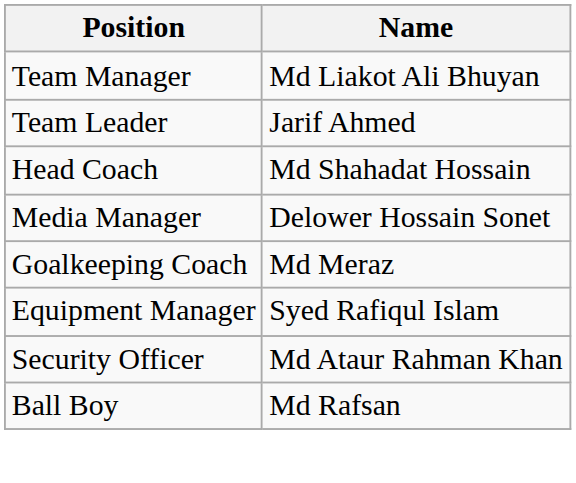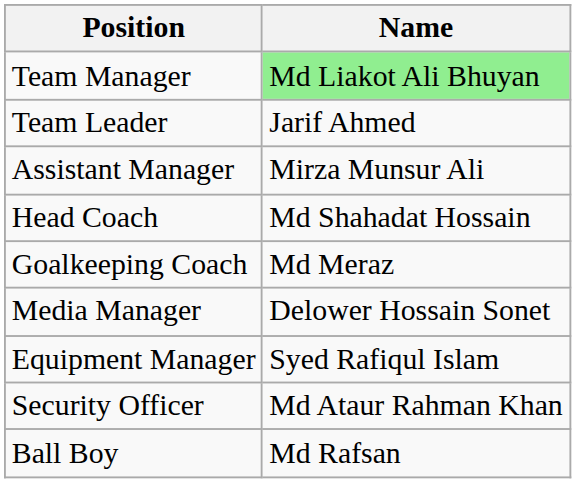(404, 75) no background -> (404, 75) lightgreen background
+ row: (123, 169)
rows swapped: (130, 264) <-> (106, 216)
